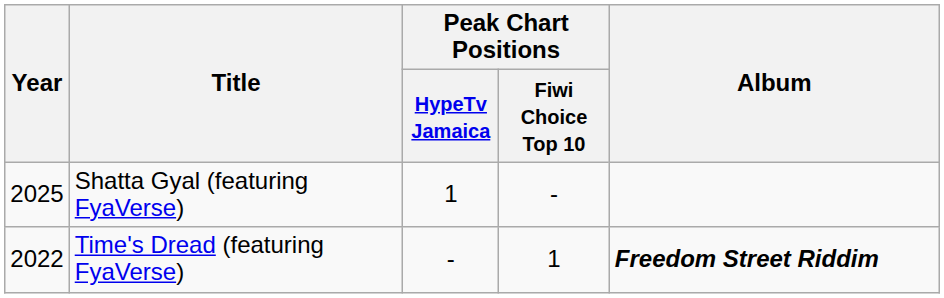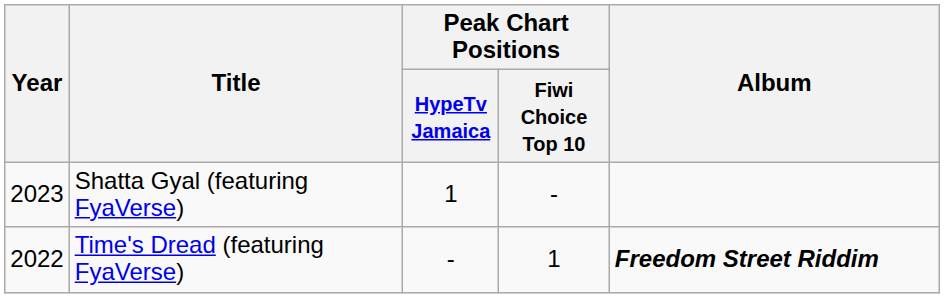(37, 194) 2025 -> (37, 194) 2023
